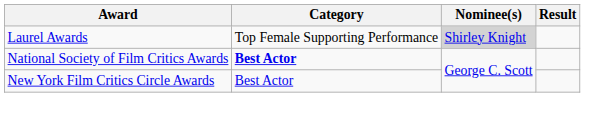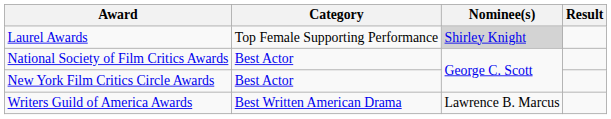(265, 59) bold -> (264, 59) normal
+ row: (100, 102)
